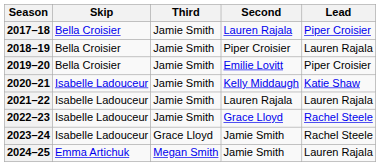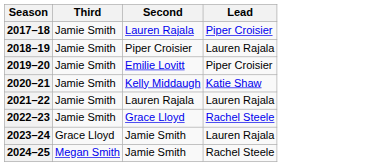- column: (102, 13)
(338, 135) Rachel Steele -> (240, 135) Lauren Rajala
(338, 153) Lauren Rajala -> (240, 153) Rachel Steele
